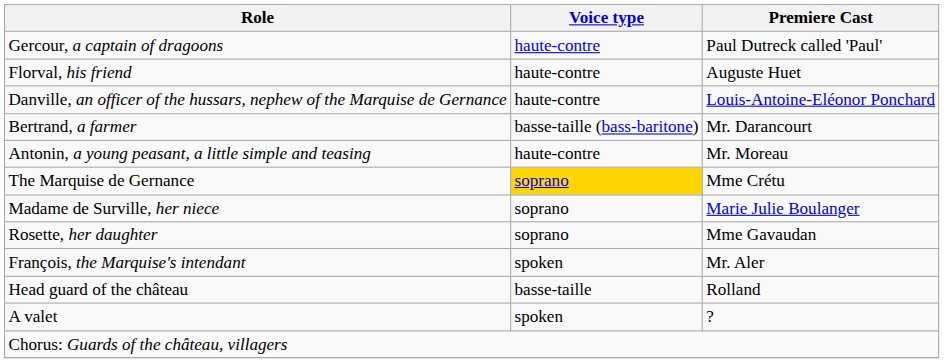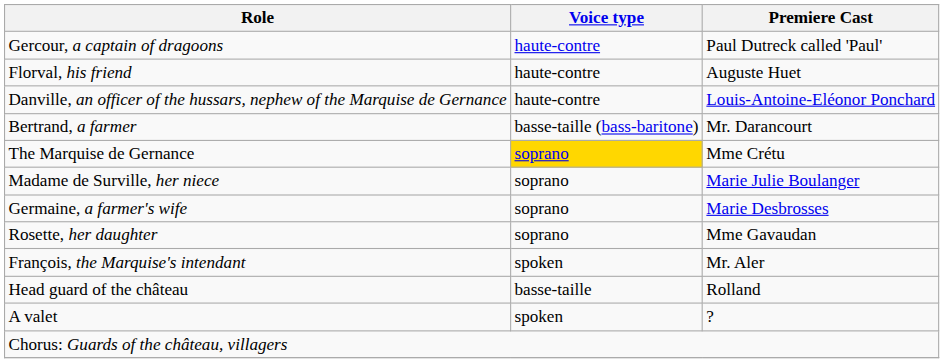- row: (190, 153)
+ row: (98, 208)
